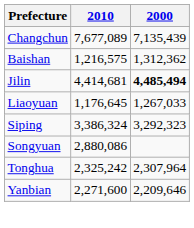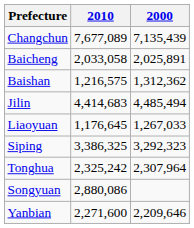+ row: (33, 59)
(101, 81) 4,414,681 -> (101, 103) 4,414,683
(160, 81) bold -> (160, 103) normal
(101, 125) 3,386,324 -> (101, 146) 3,386,325
rows swapped: (34, 146) <-> (31, 168)
